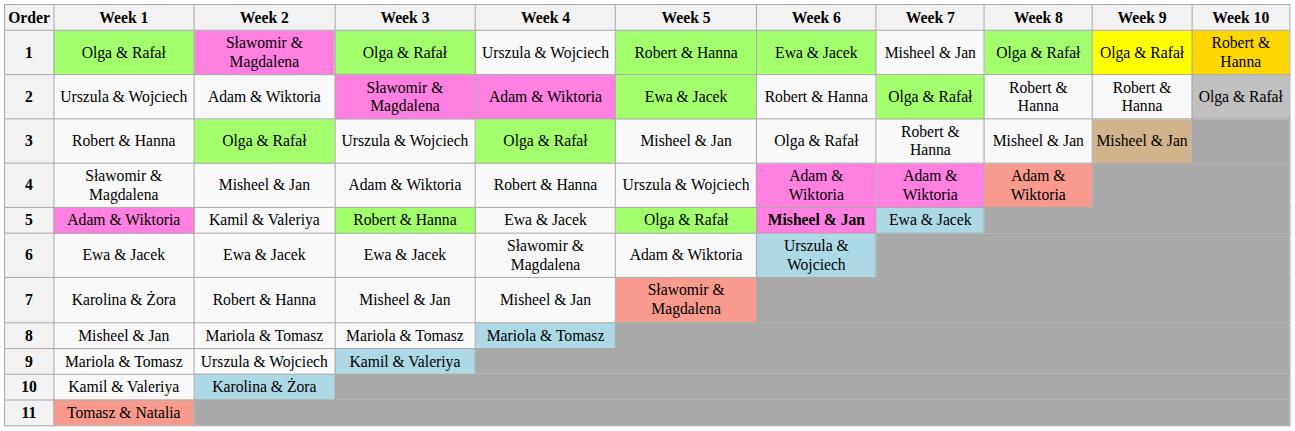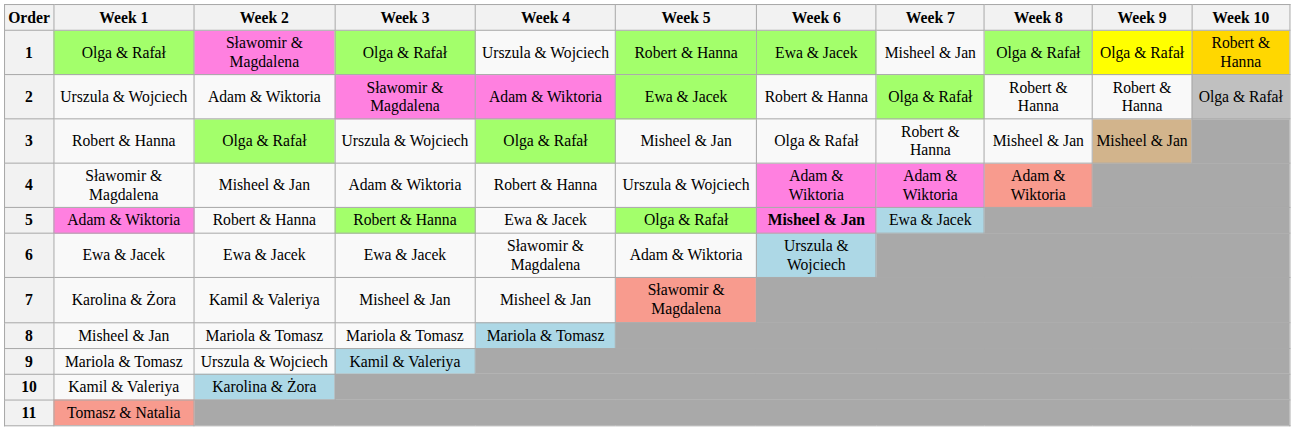(264, 220) Kamil & Valeriya -> (264, 220) Robert & Hanna
(264, 300) Robert & Hanna -> (264, 300) Kamil & Valeriya
